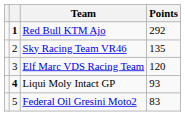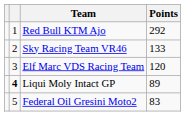(15, 30) bold -> (15, 30) normal
(157, 48) 135 -> (157, 48) 133
(155, 83) 93 -> (155, 83) 89
